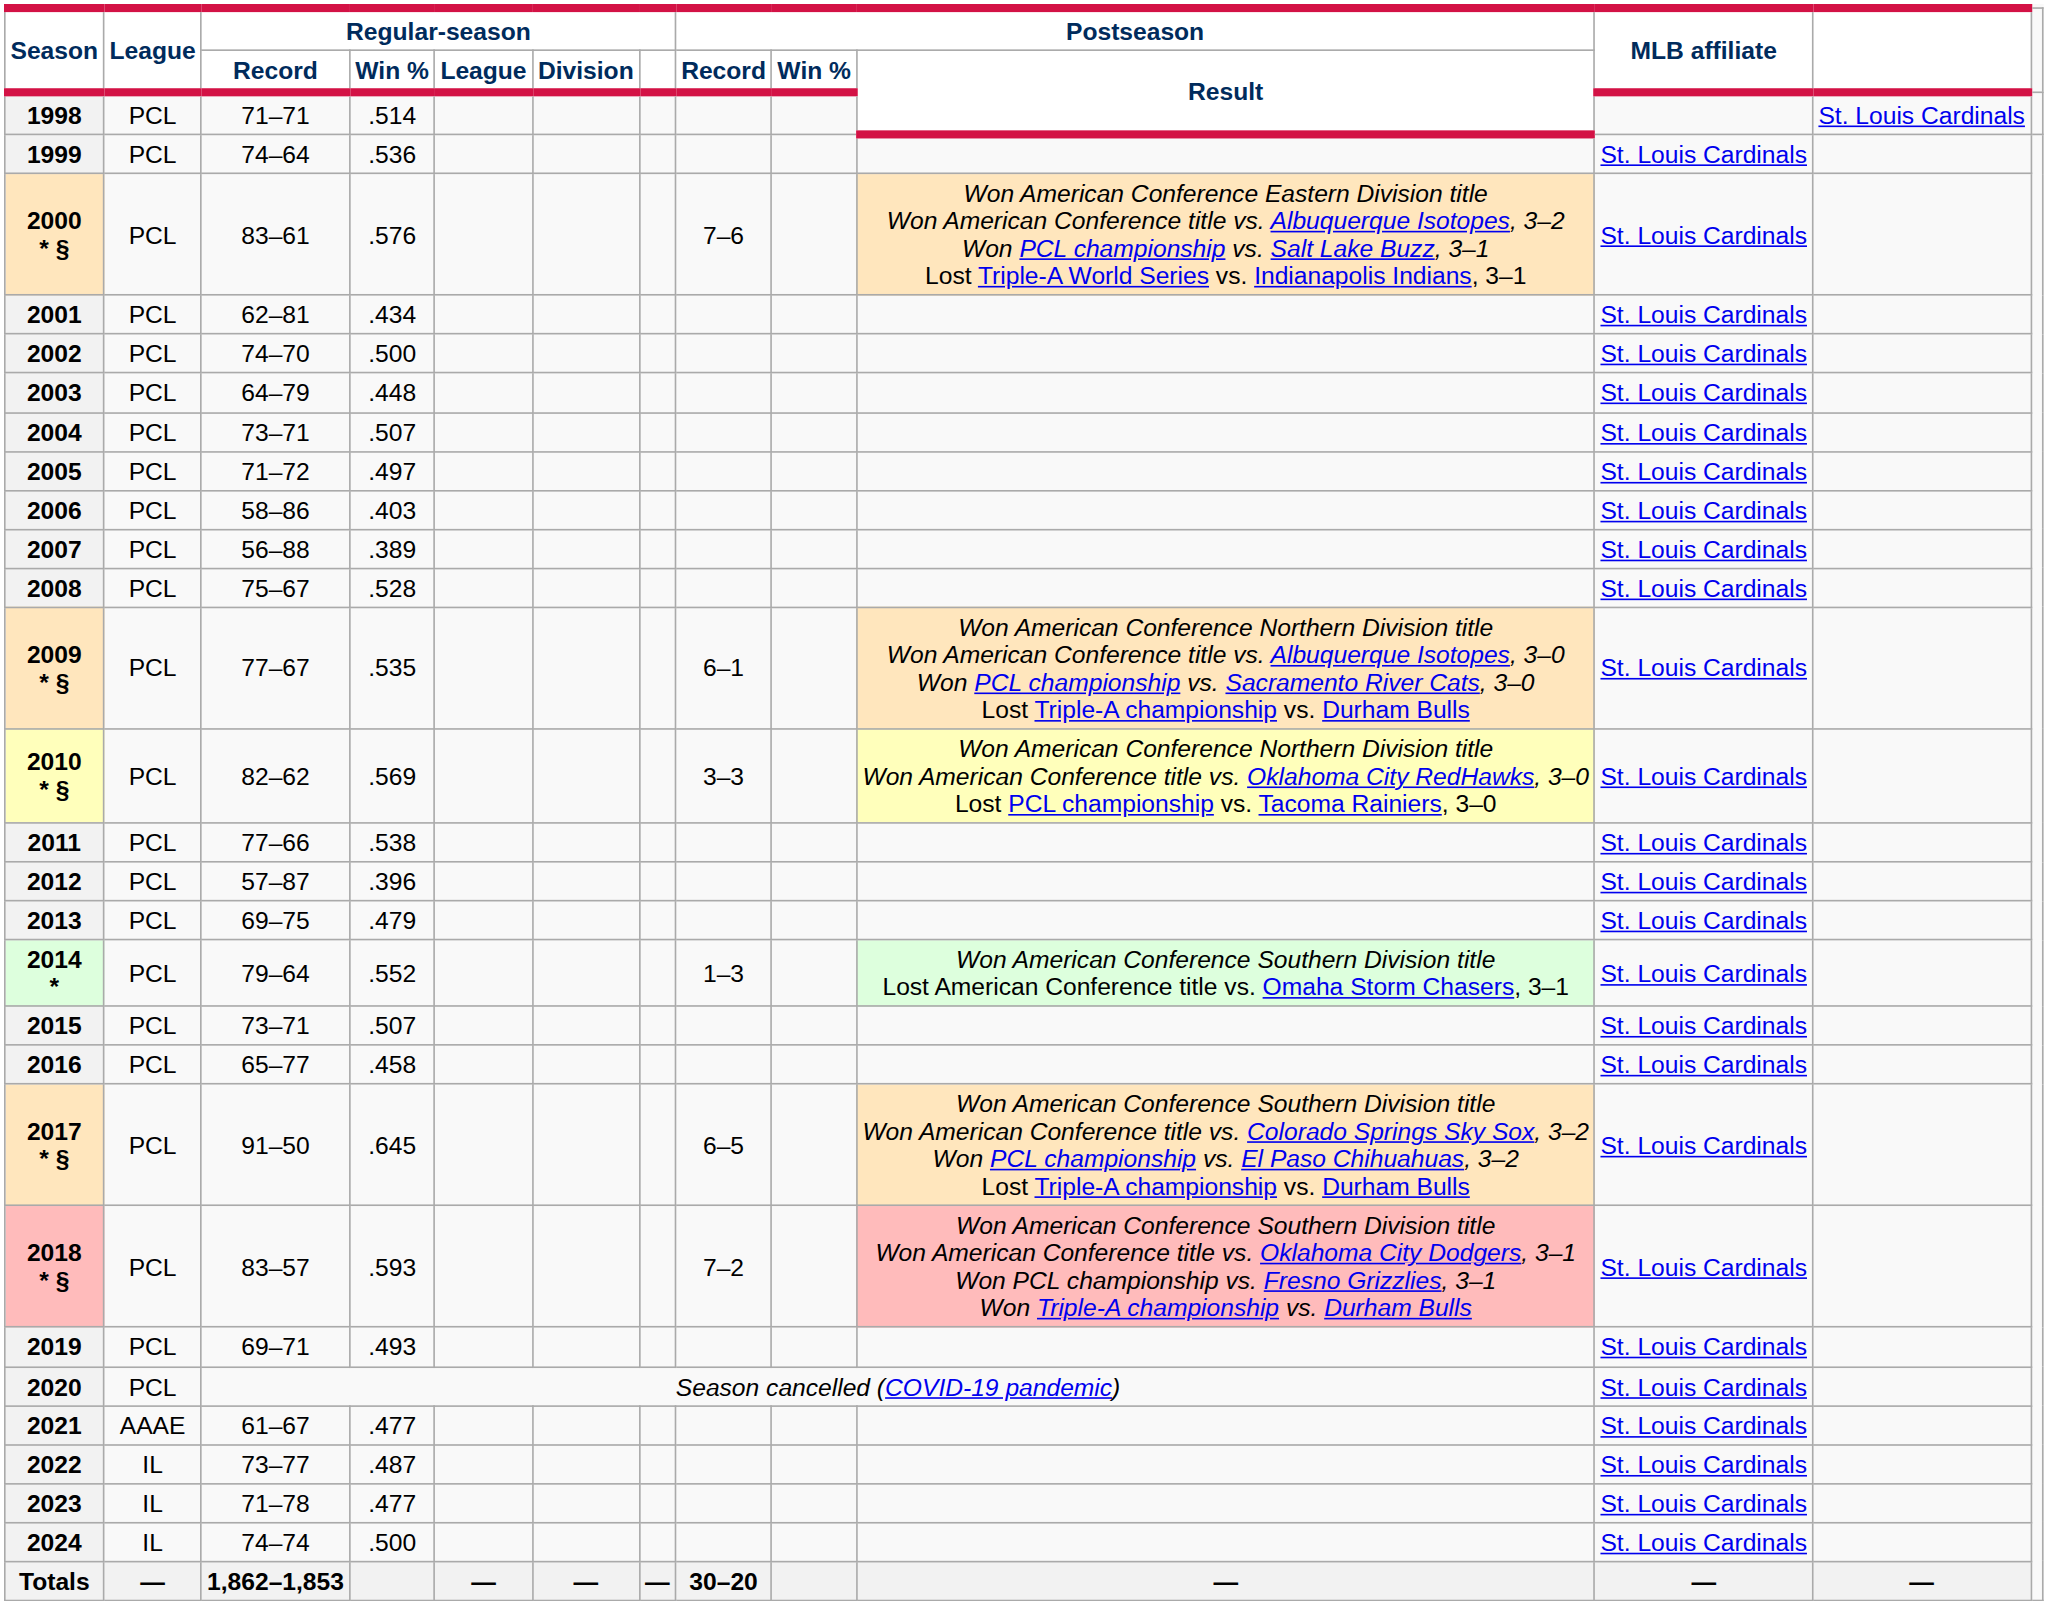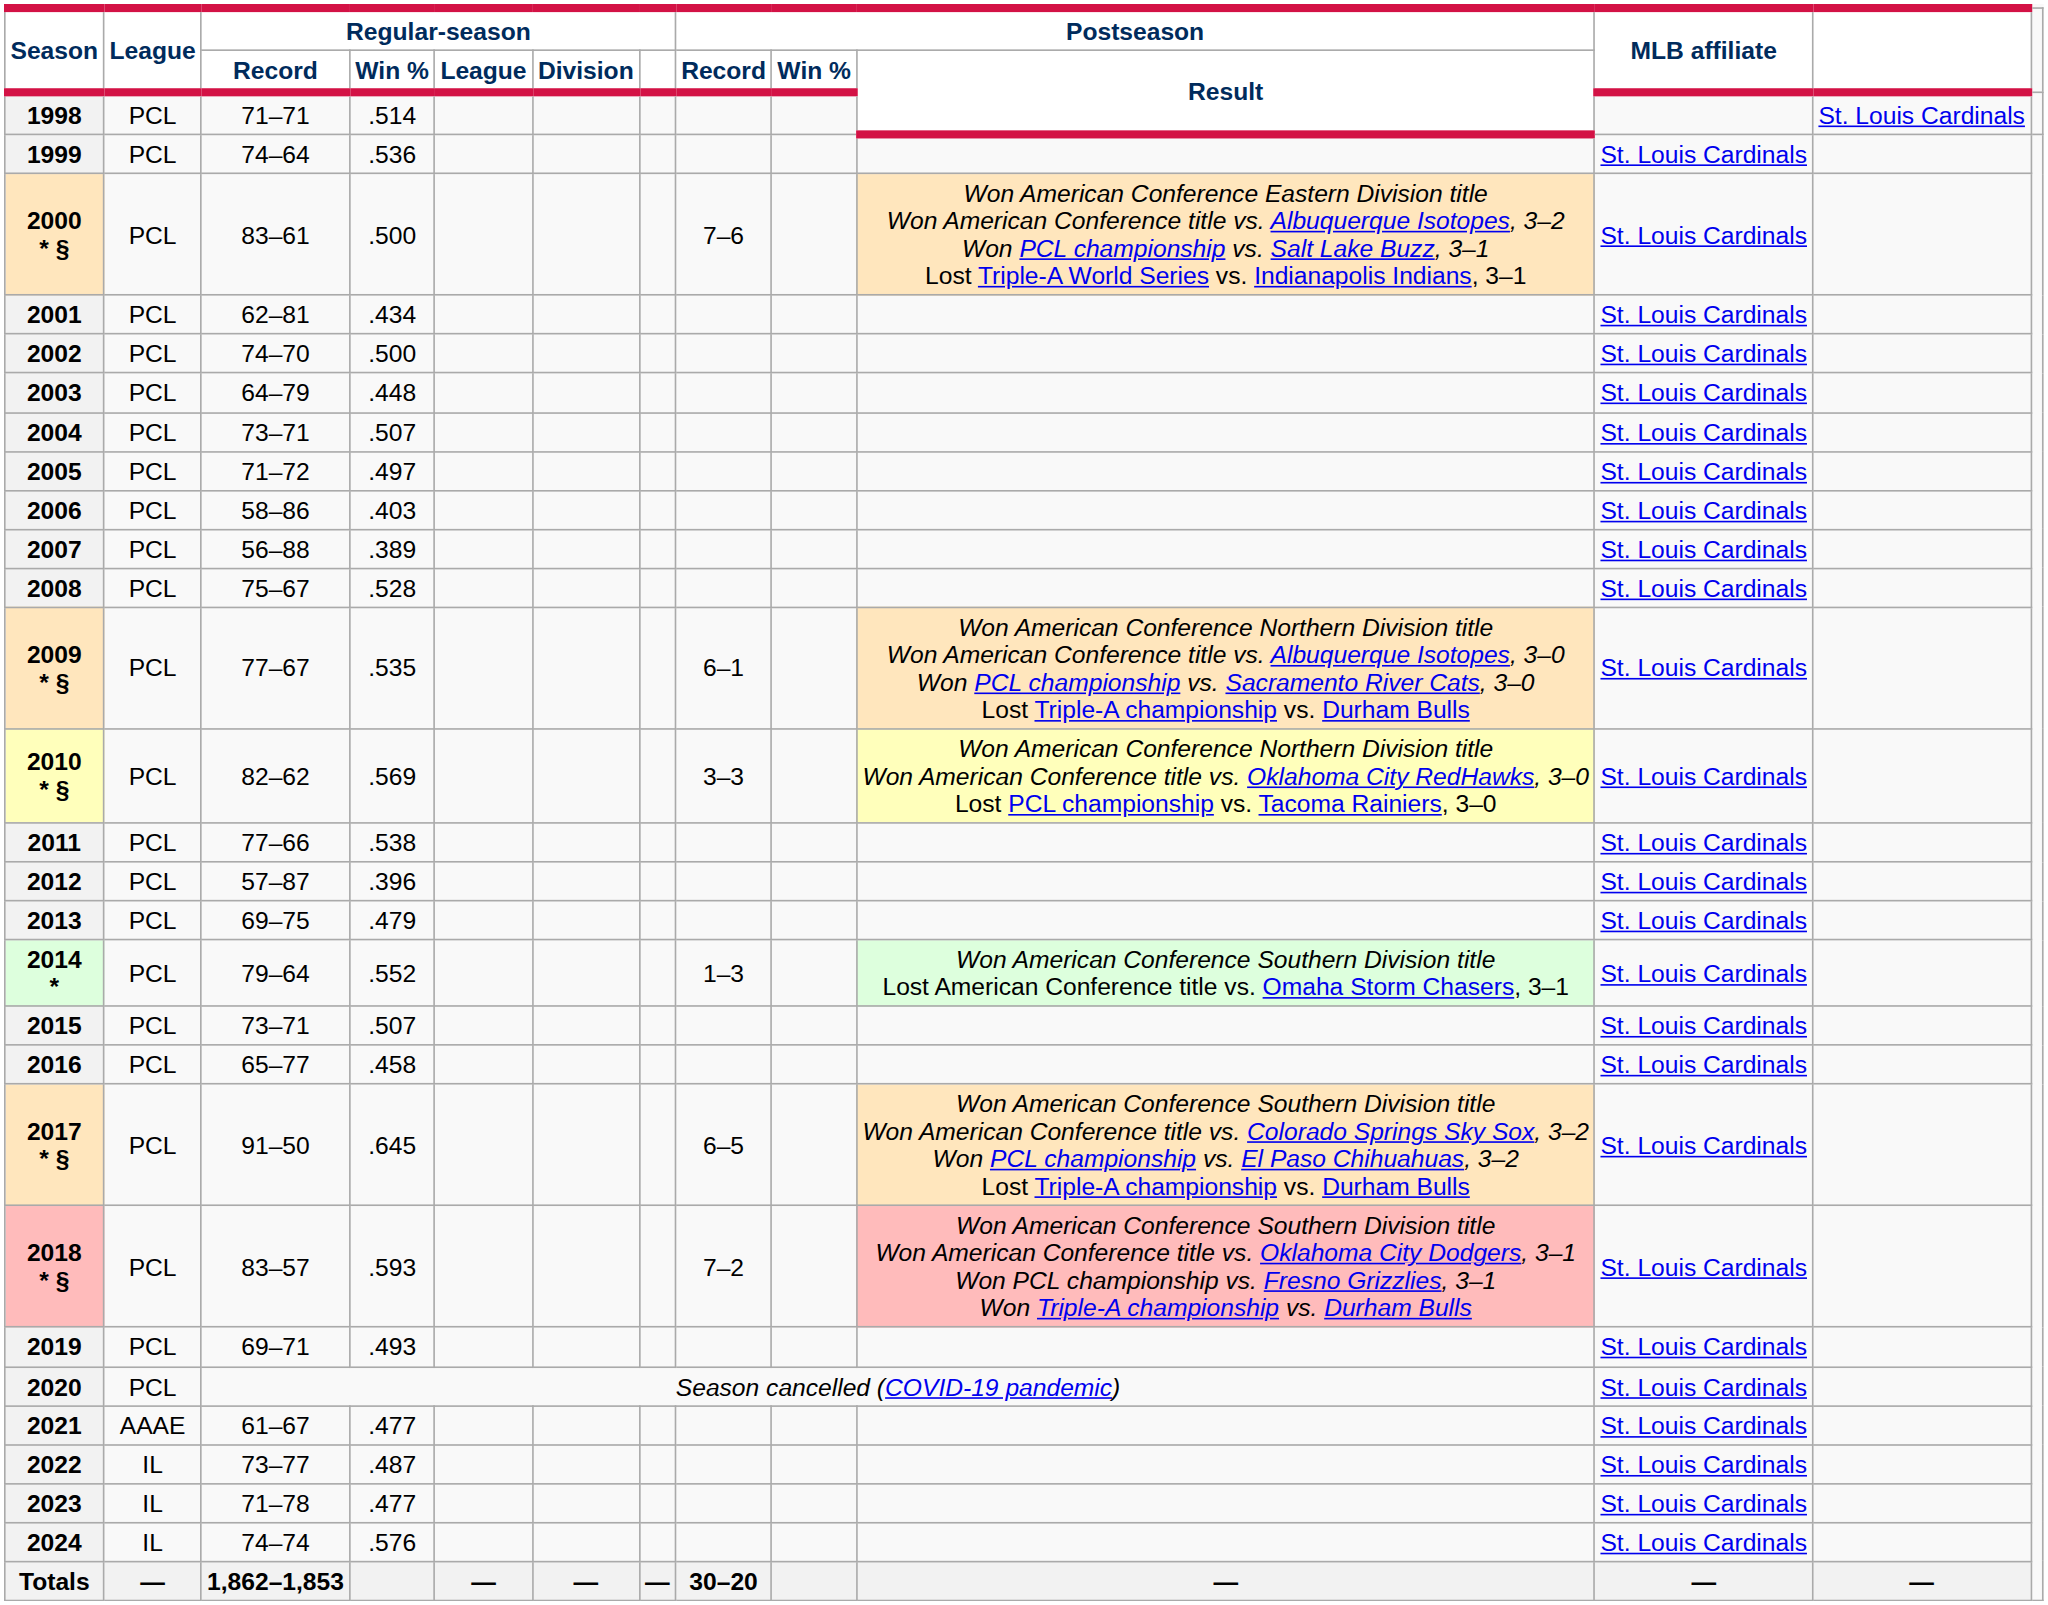(392, 235) .576 -> (392, 235) .500
(392, 1542) .500 -> (392, 1542) .576
